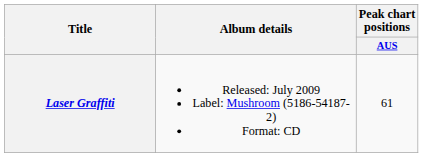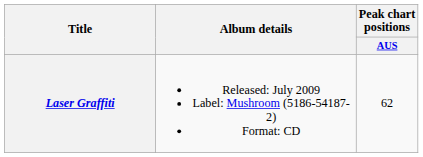(387, 103) 61 -> (387, 103) 62
